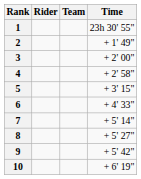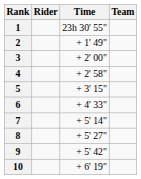columns swapped: (74, 12) <-> (112, 12)
